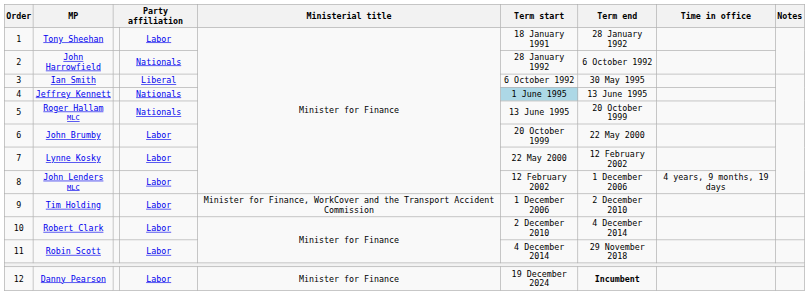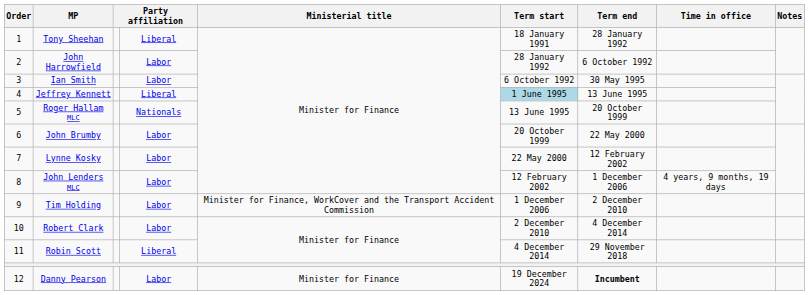(159, 39) Labor -> (159, 39) Liberal
(159, 62) Nationals -> (159, 62) Labor
(159, 81) Liberal -> (159, 81) Labor
(159, 94) Nationals -> (159, 94) Liberal
(159, 251) Labor -> (159, 251) Liberal
